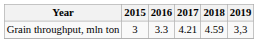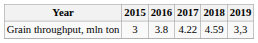(161, 30) 3.3 -> (161, 30) 3.8
(188, 30) 4.21 -> (188, 30) 4.22
